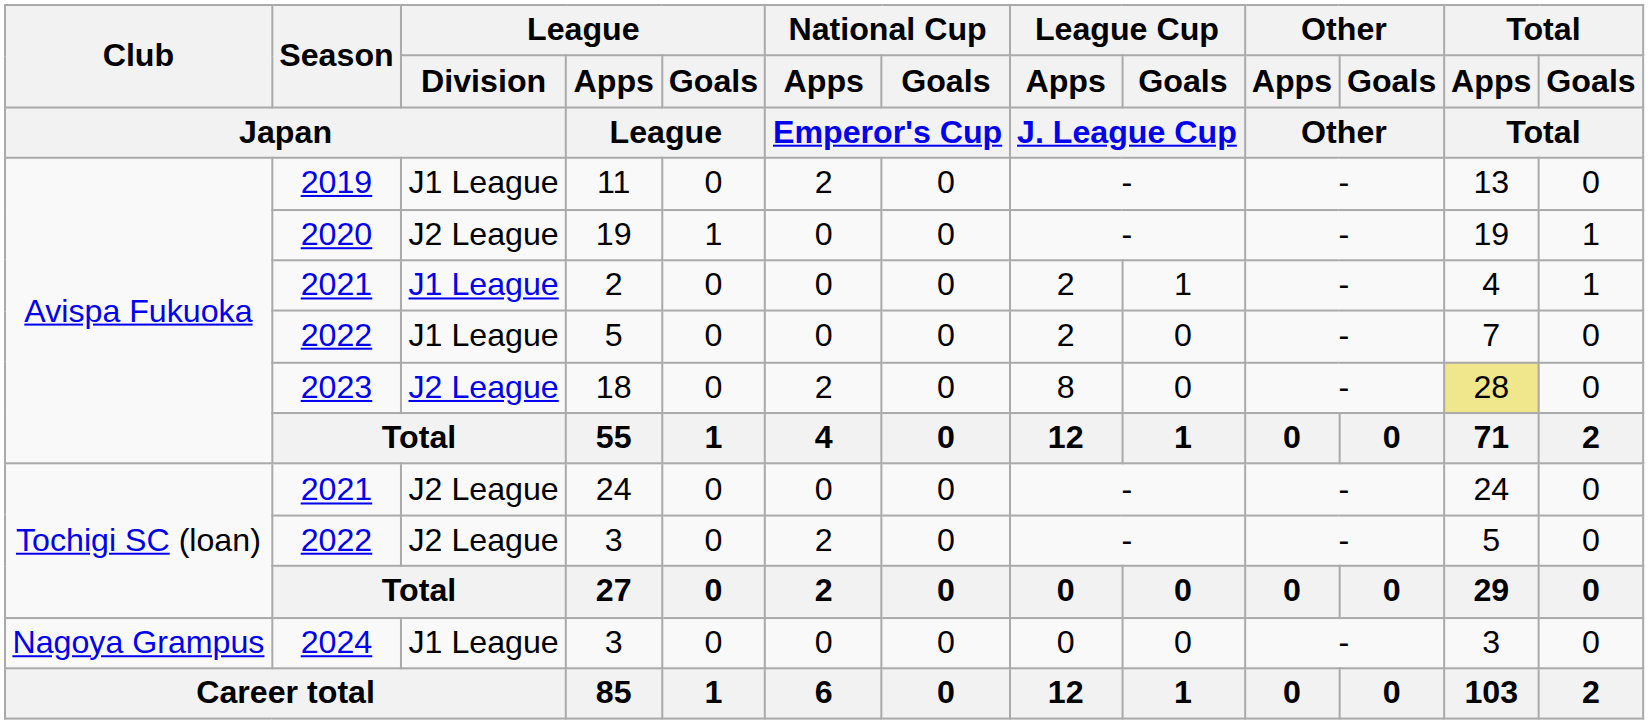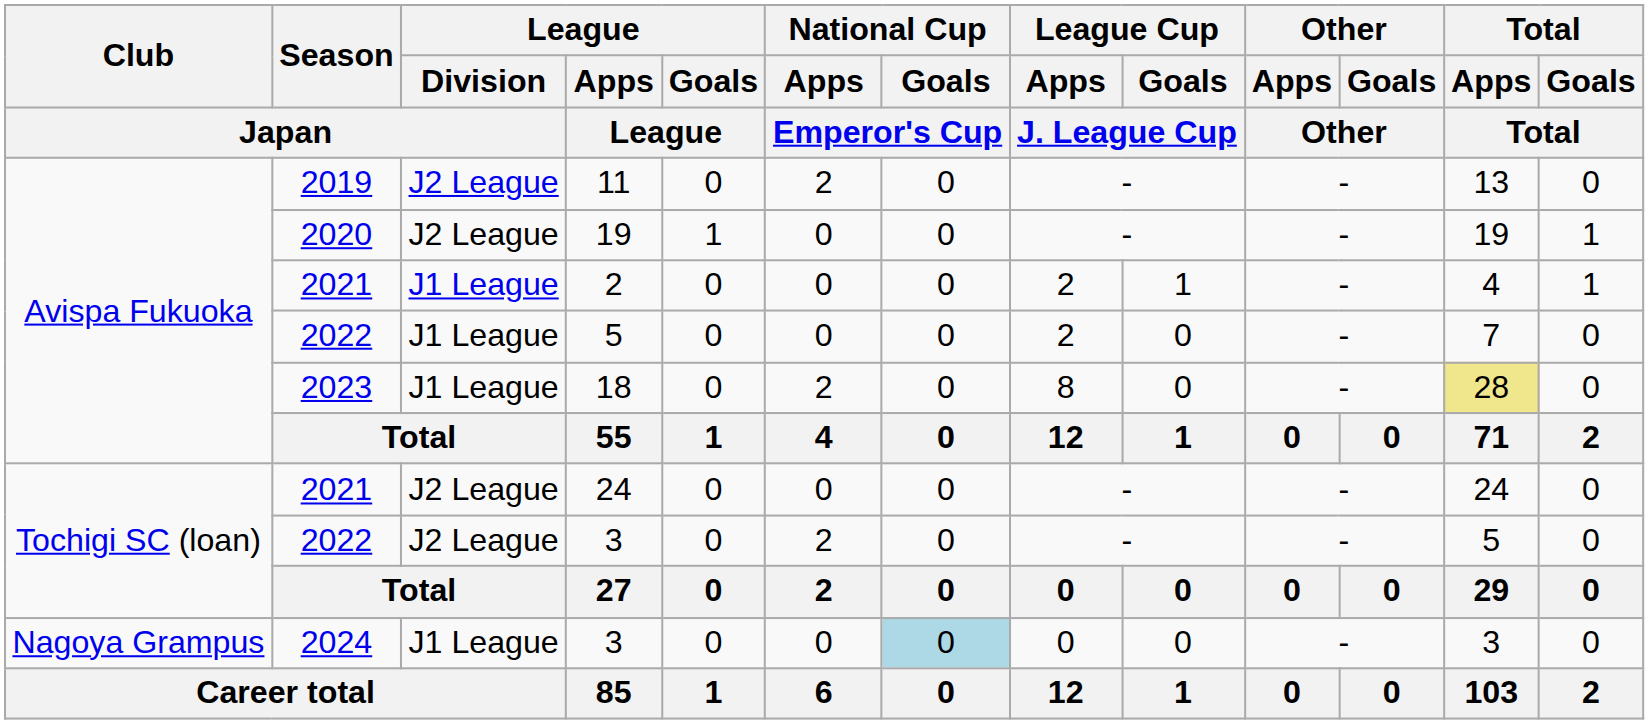(484, 183) J1 League -> (484, 183) J2 League
(484, 387) J2 League -> (484, 387) J1 League
(946, 642) no background -> (946, 642) lightblue background
